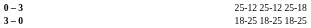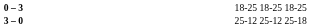(271, 8) 25-12 25-12 25-18 -> (271, 8) 18-25 18-25 18-25
(271, 21) 18-25 18-25 18-25 -> (271, 21) 25-12 25-12 25-18
